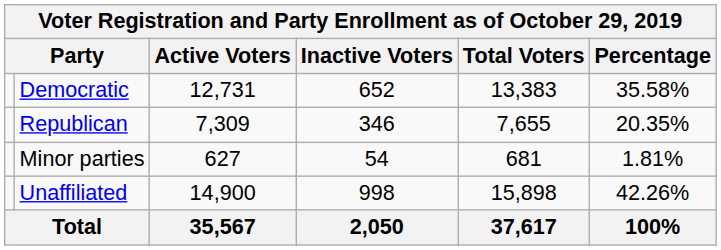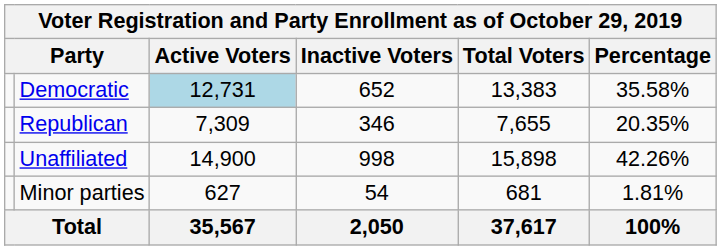(223, 90) no background -> (223, 90) lightblue background
rows swapped: (73, 192) <-> (82, 158)
